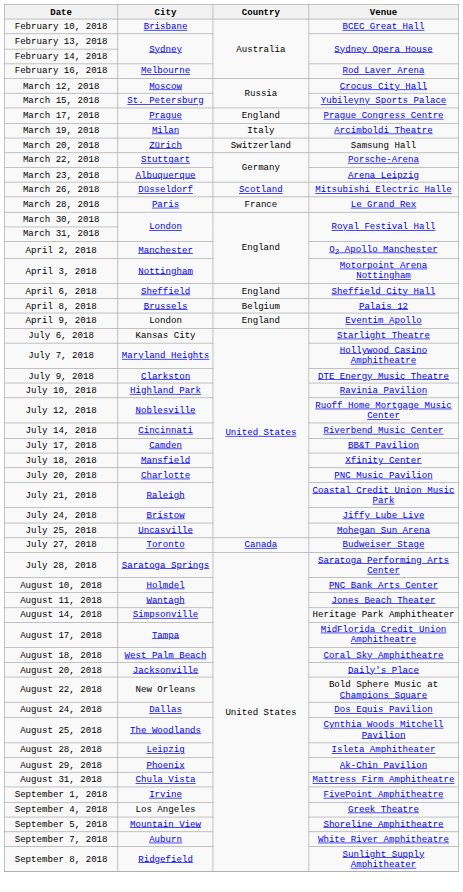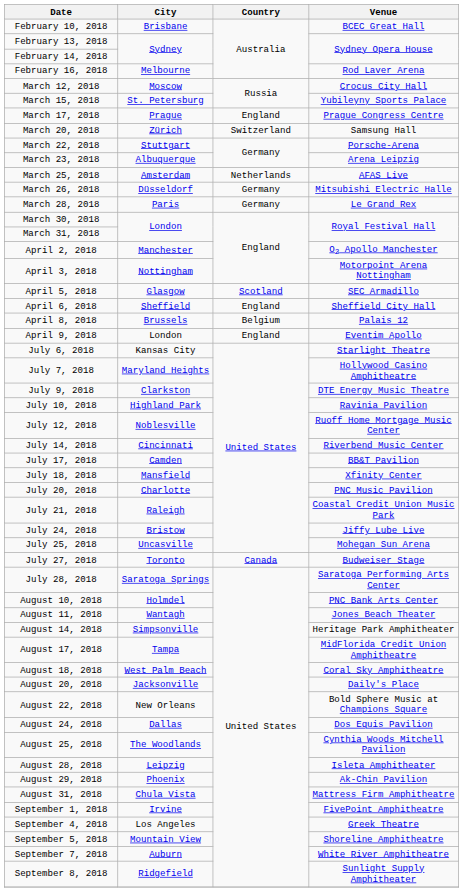- row: (61, 130)
+ row: (61, 175)
(261, 190) Scotland -> (261, 190) Germany
(261, 205) France -> (261, 205) Germany
+ row: (61, 291)
